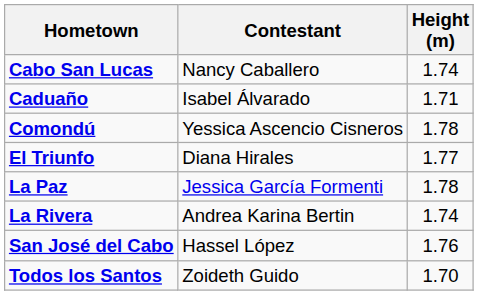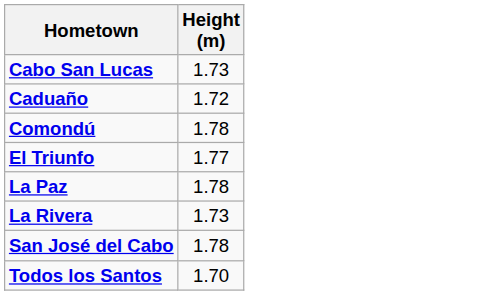- column: (293, 30)
(440, 70) 1.74 -> (211, 70) 1.73
(440, 99) 1.71 -> (211, 99) 1.72
(440, 216) 1.74 -> (211, 216) 1.73
(440, 246) 1.76 -> (211, 246) 1.78
